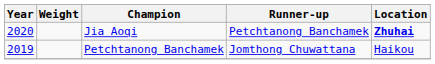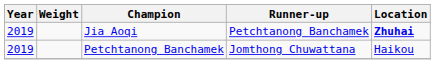(20, 31) 2020 -> (20, 31) 2019
